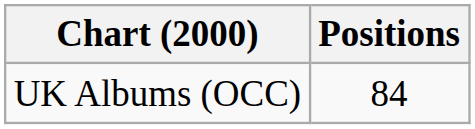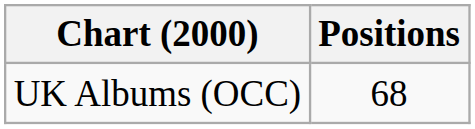(389, 92) 84 -> (389, 92) 68
